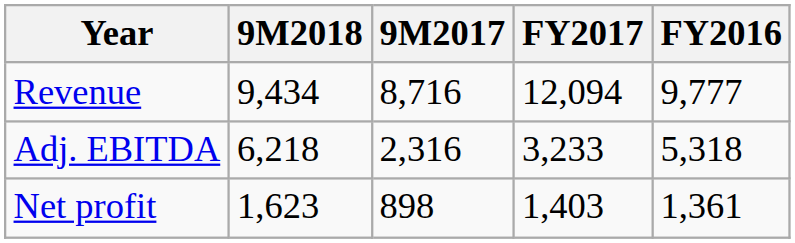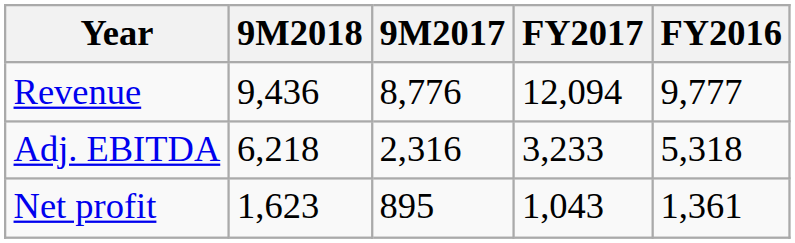(278, 91) 9,434 -> (278, 91) 9,436
(421, 91) 8,716 -> (421, 91) 8,776
(407, 206) 898 -> (407, 206) 895
(563, 206) 1,403 -> (563, 206) 1,043
